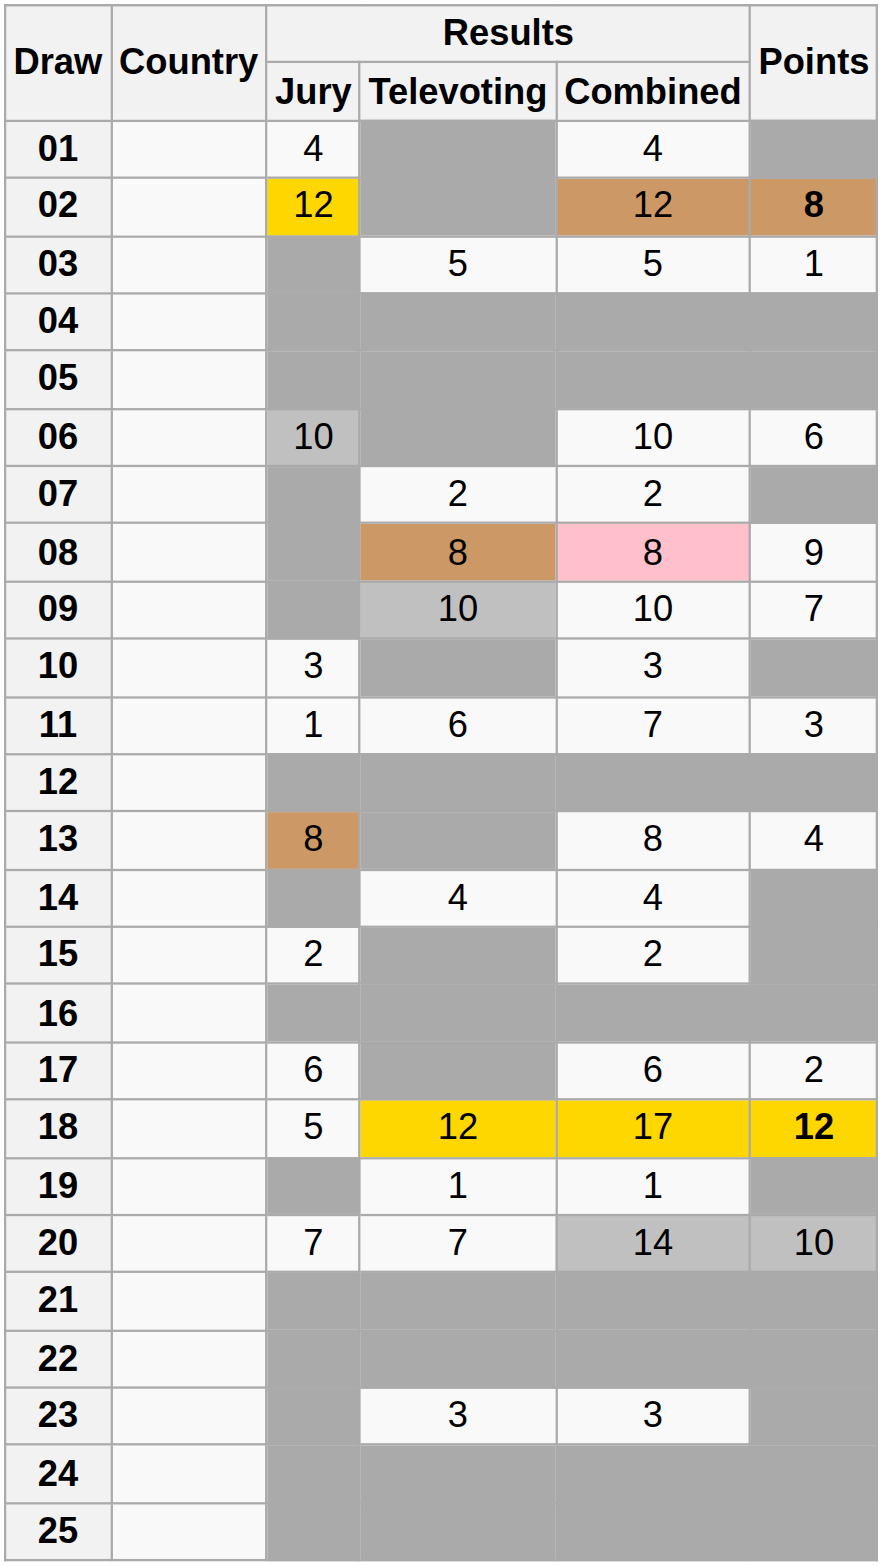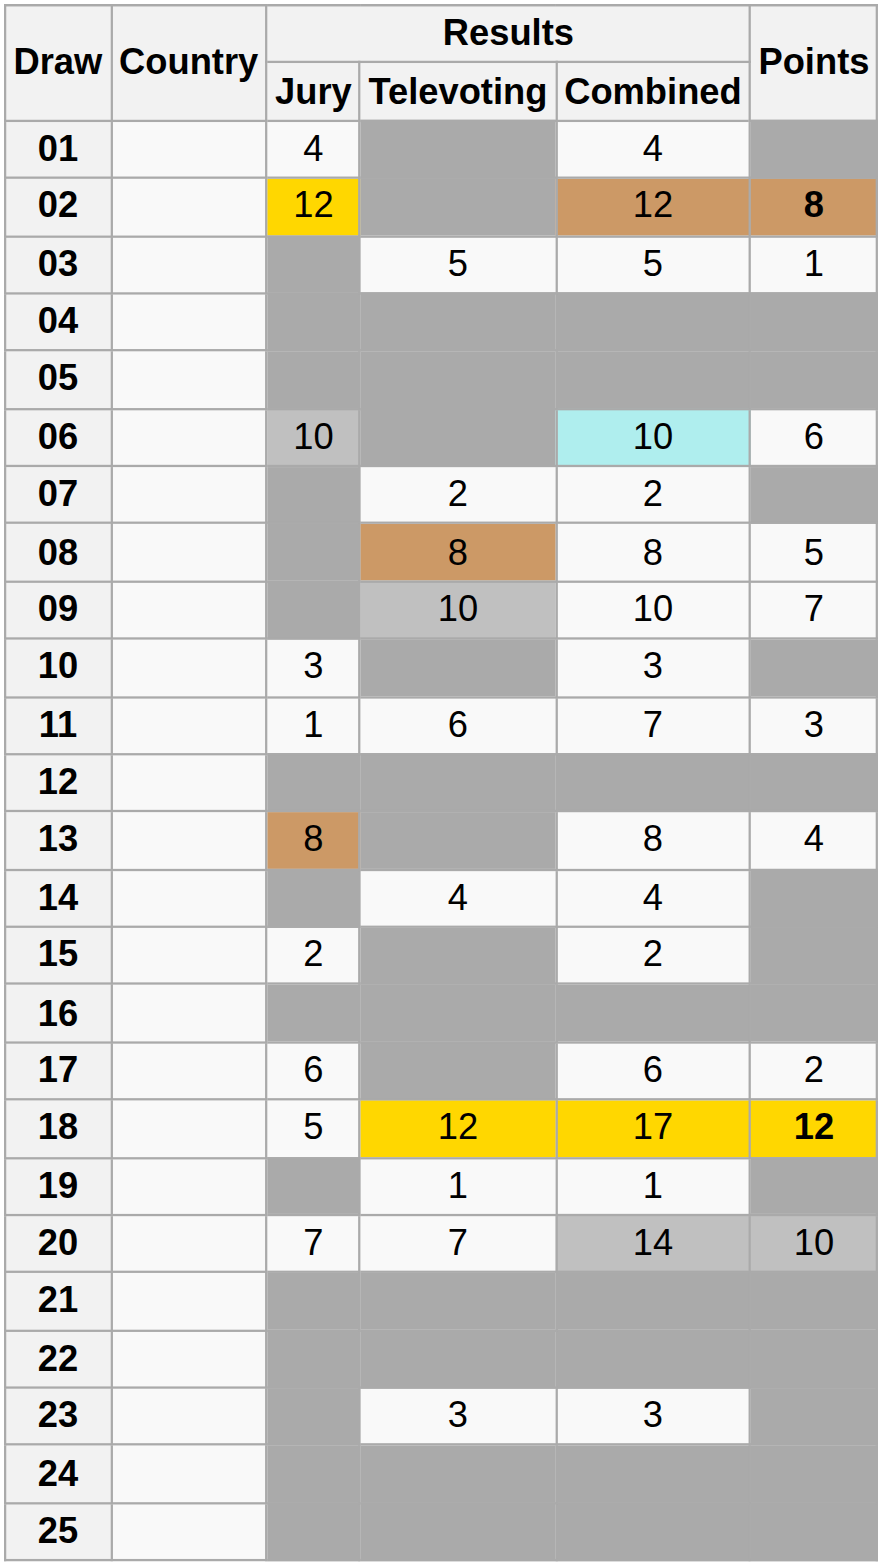(653, 436) no background -> (653, 436) paleturquoise background
(653, 551) pink background -> (653, 551) no background
(814, 551) 9 -> (814, 551) 5
